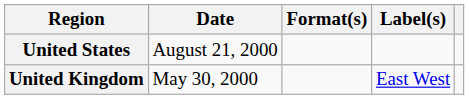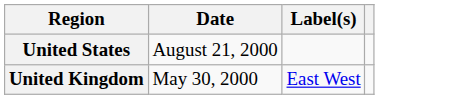- column: (327, 19)
